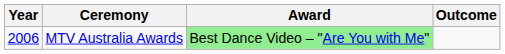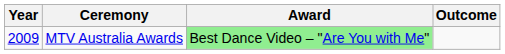(23, 37) 2006 -> (23, 37) 2009
